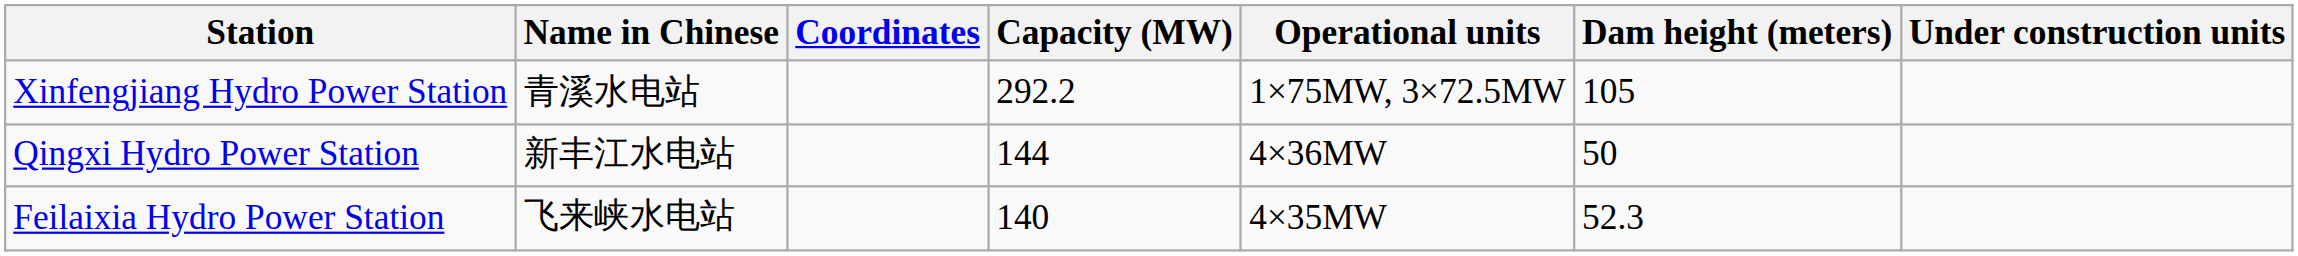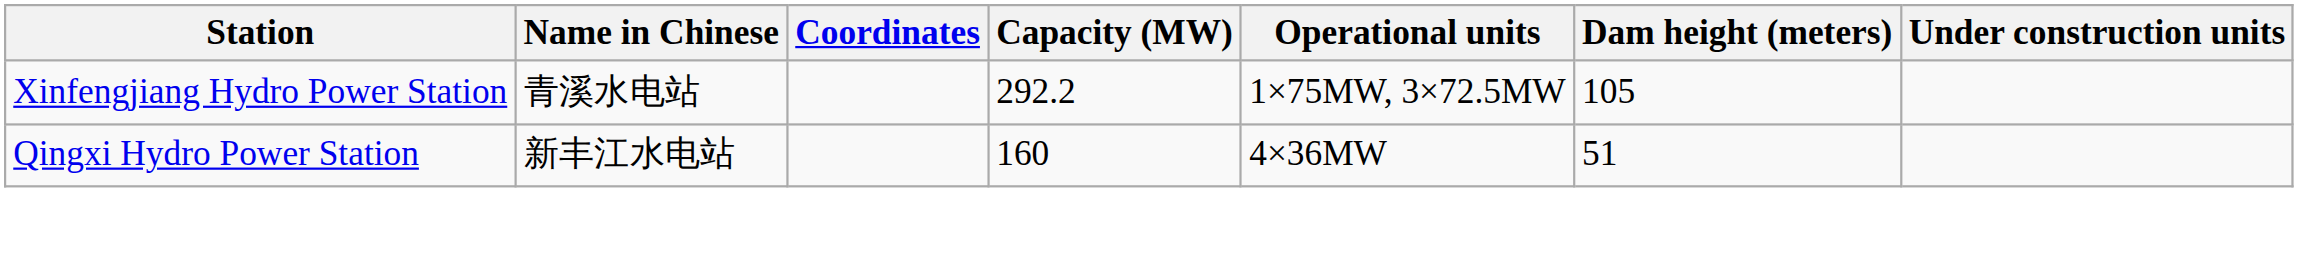(1023, 154) 144 -> (1023, 154) 160
(1600, 154) 50 -> (1600, 154) 51
- row: (229, 217)
